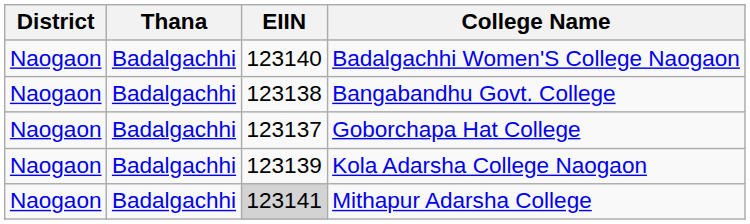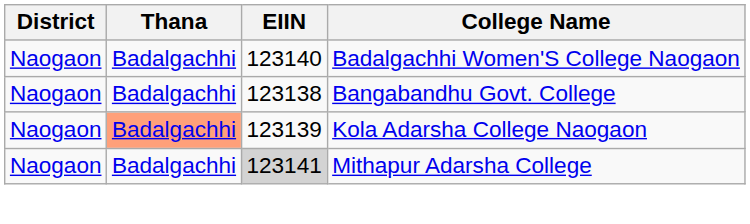- row: (456, 129)
(174, 165) no background -> (174, 129) lightsalmon background
